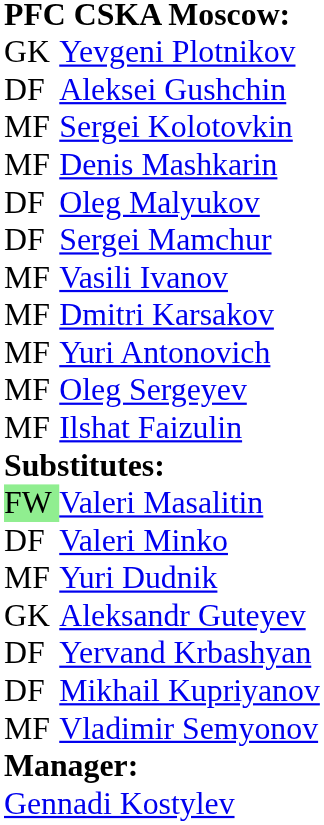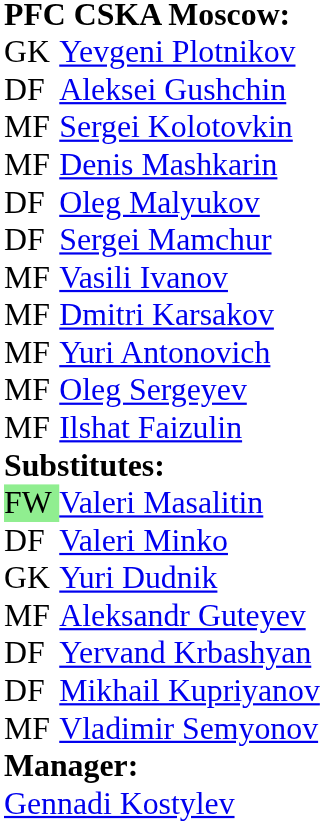(27, 577) MF -> (27, 577) GK
(27, 615) GK -> (27, 615) MF
